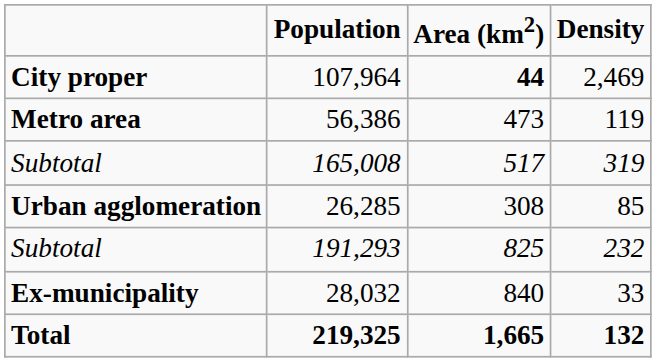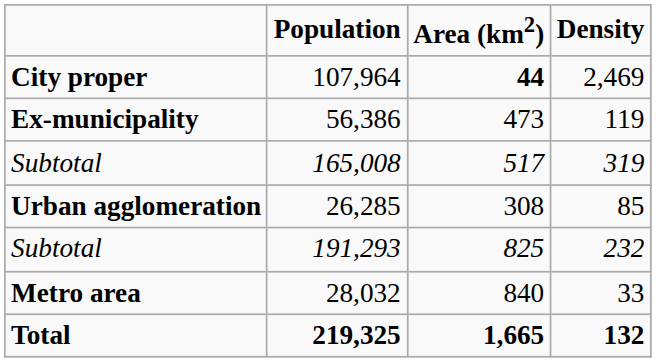(76, 119) Metro area -> (105, 119) Ex-municipality
(105, 292) Ex-municipality -> (76, 292) Metro area
